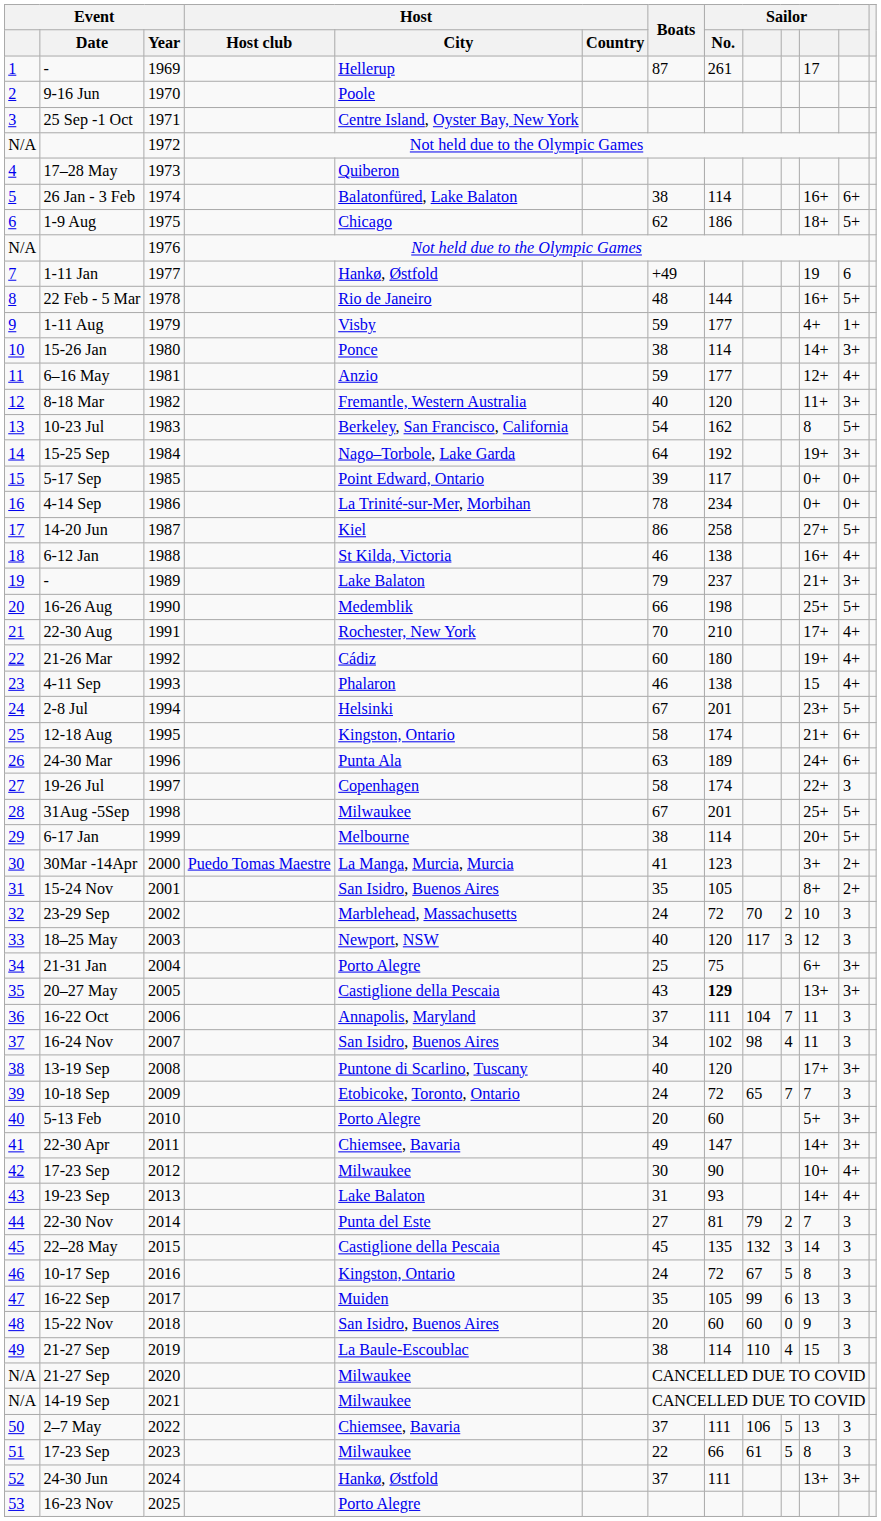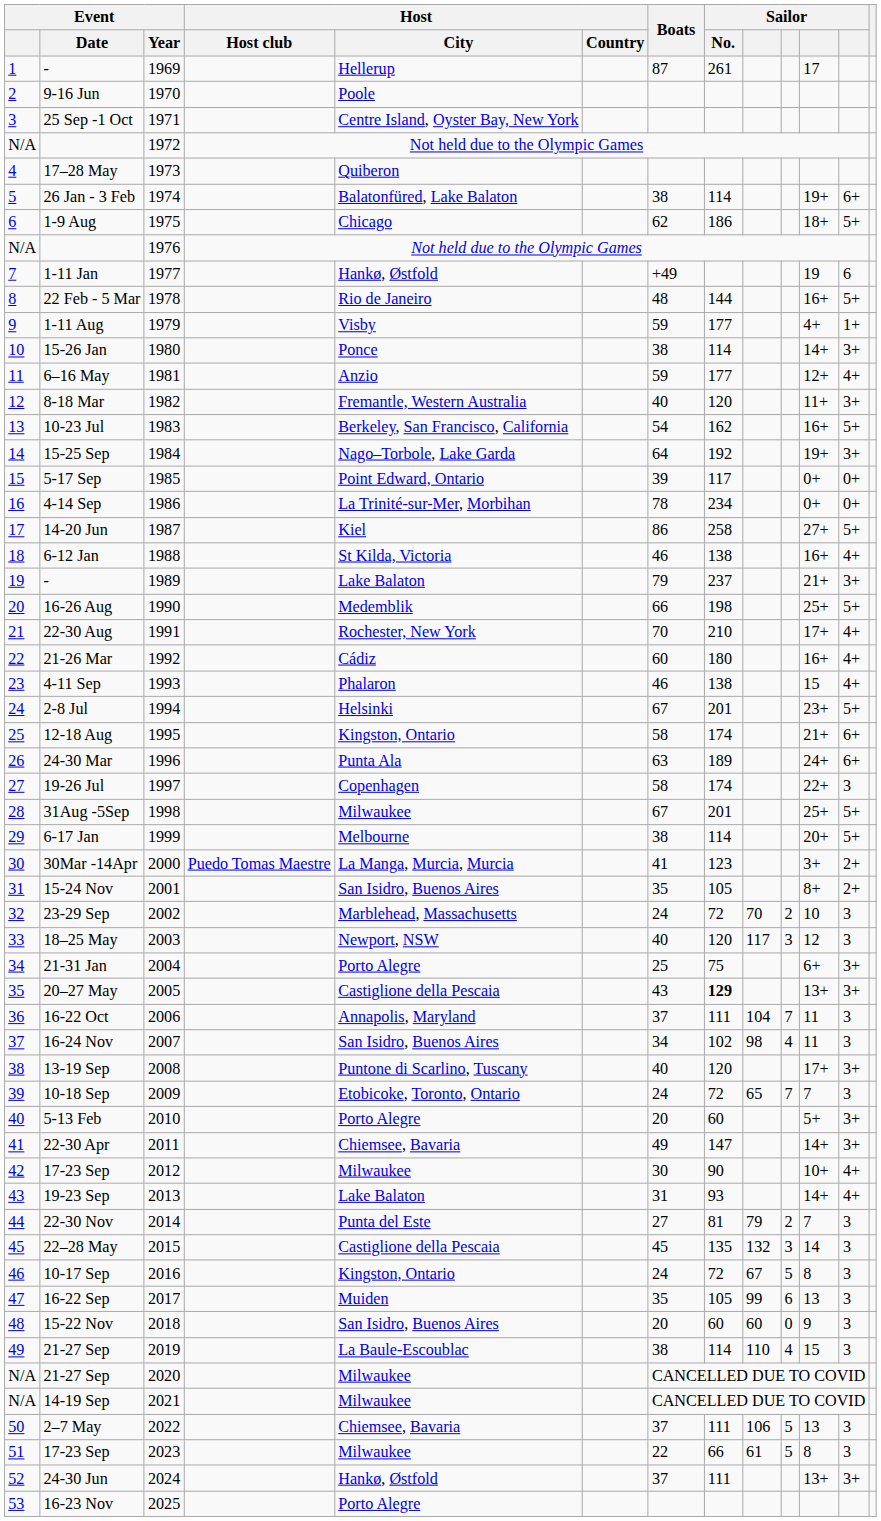(816, 196) 16+ -> (816, 196) 19+
(807, 427) 8 -> (816, 427) 16+
(816, 658) 19+ -> (816, 658) 16+
